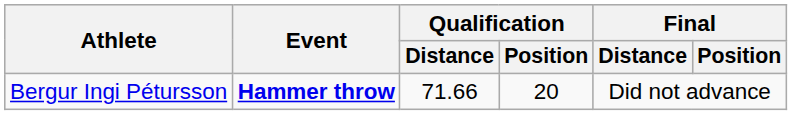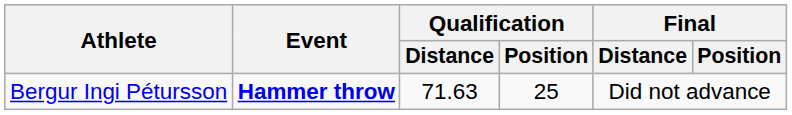(450, 92) 71.66 -> (450, 92) 71.63
(546, 92) 20 -> (546, 92) 25
